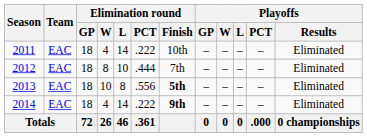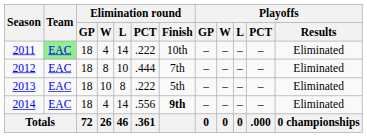(60, 50) no background -> (60, 50) lightgreen background
(145, 86) .556 -> (145, 86) .222
(177, 86) bold -> (177, 86) normal
(145, 104) .222 -> (145, 104) .556
